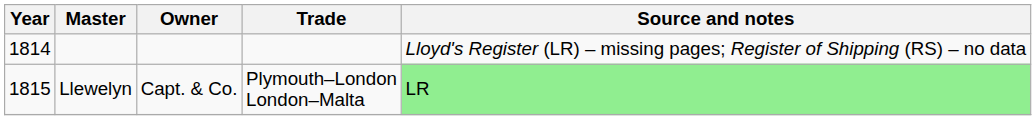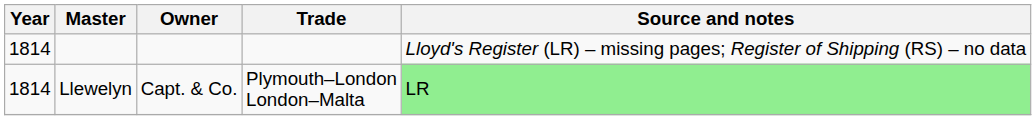(30, 89) 1815 -> (30, 89) 1814
